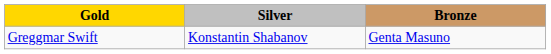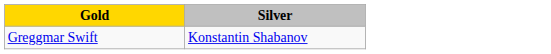- column: (455, 15)
